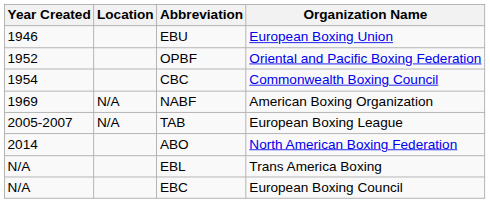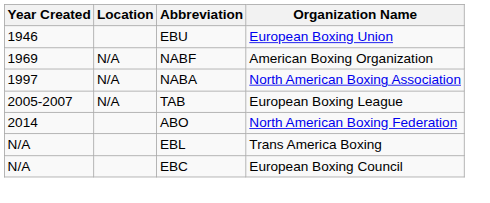- row: (178, 58)
- row: (174, 79)
+ row: (178, 79)
